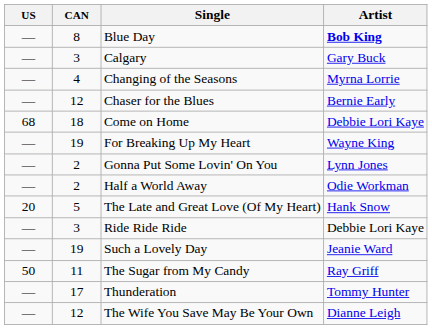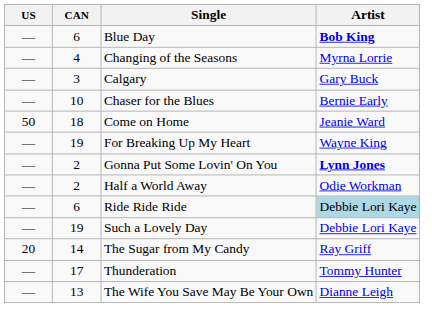(77, 36) 8 -> (77, 36) 6
rows swapped: (125, 57) <-> (171, 79)
(77, 100) 12 -> (77, 100) 10
(29, 121) 68 -> (29, 121) 50
(375, 121) Debbie Lori Kaye -> (352, 121) Jeanie Ward
(357, 164) normal -> (352, 164) bold
- row: (212, 206)
(77, 228) 3 -> (77, 206) 6
(375, 228) no background -> (368, 206) lightblue background
(360, 249) Jeanie Ward -> (368, 228) Debbie Lori Kaye
(29, 270) 50 -> (29, 249) 20
(77, 270) 11 -> (77, 249) 14
(77, 313) 12 -> (77, 292) 13
